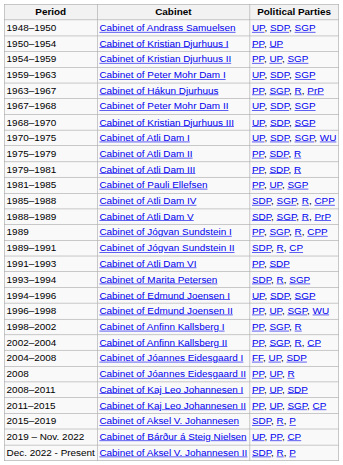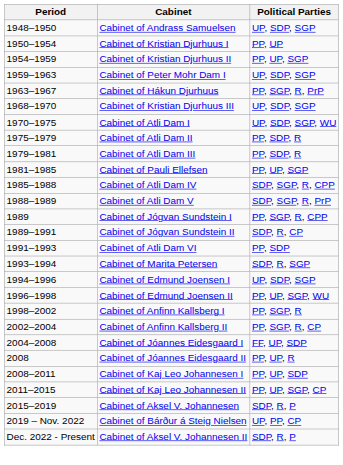- row: (164, 106)
